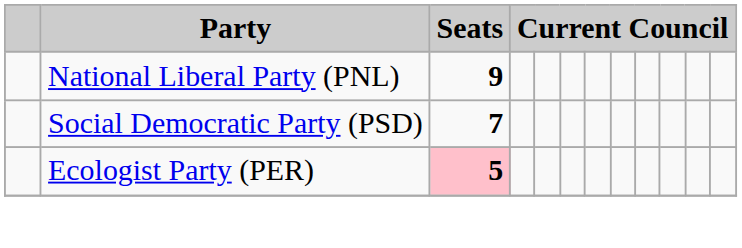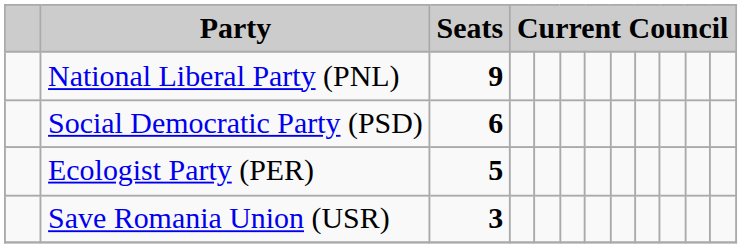(496, 123) 7 -> (496, 123) 6
(496, 170) pink background -> (496, 170) no background
+ row: (219, 218)
